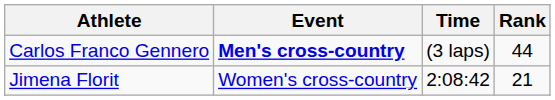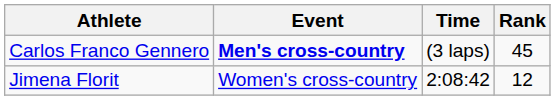(522, 50) 44 -> (522, 50) 45
(522, 81) 21 -> (522, 81) 12
